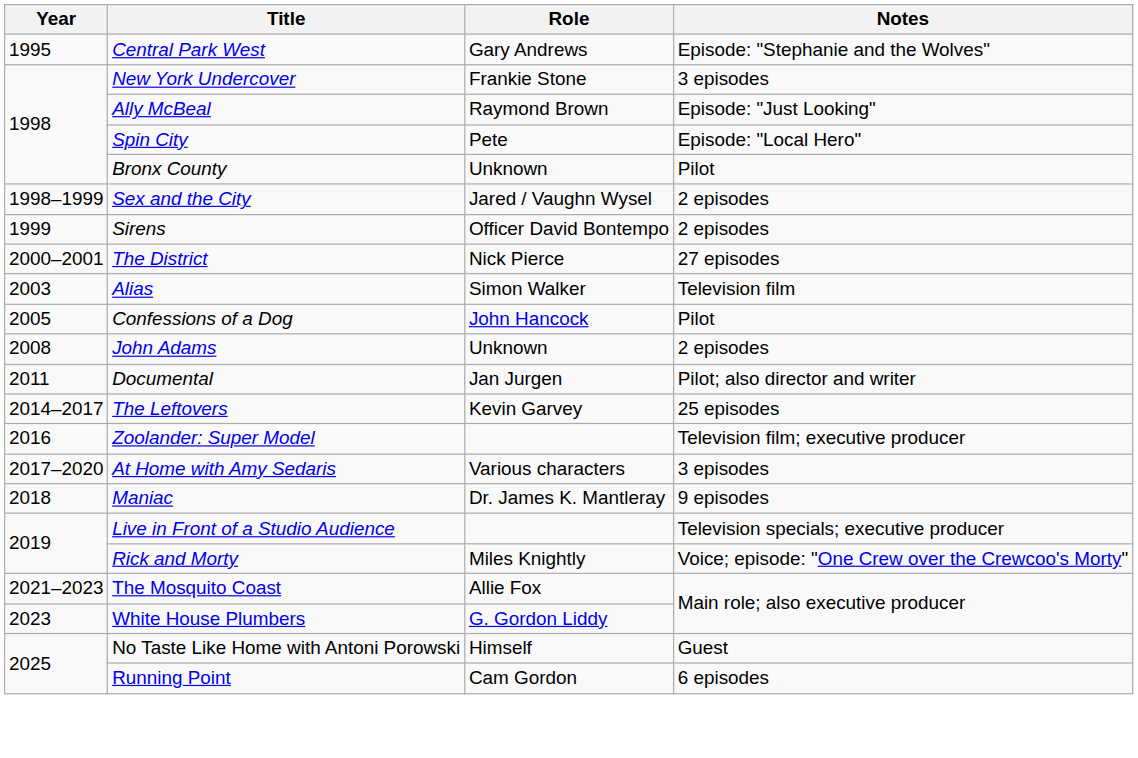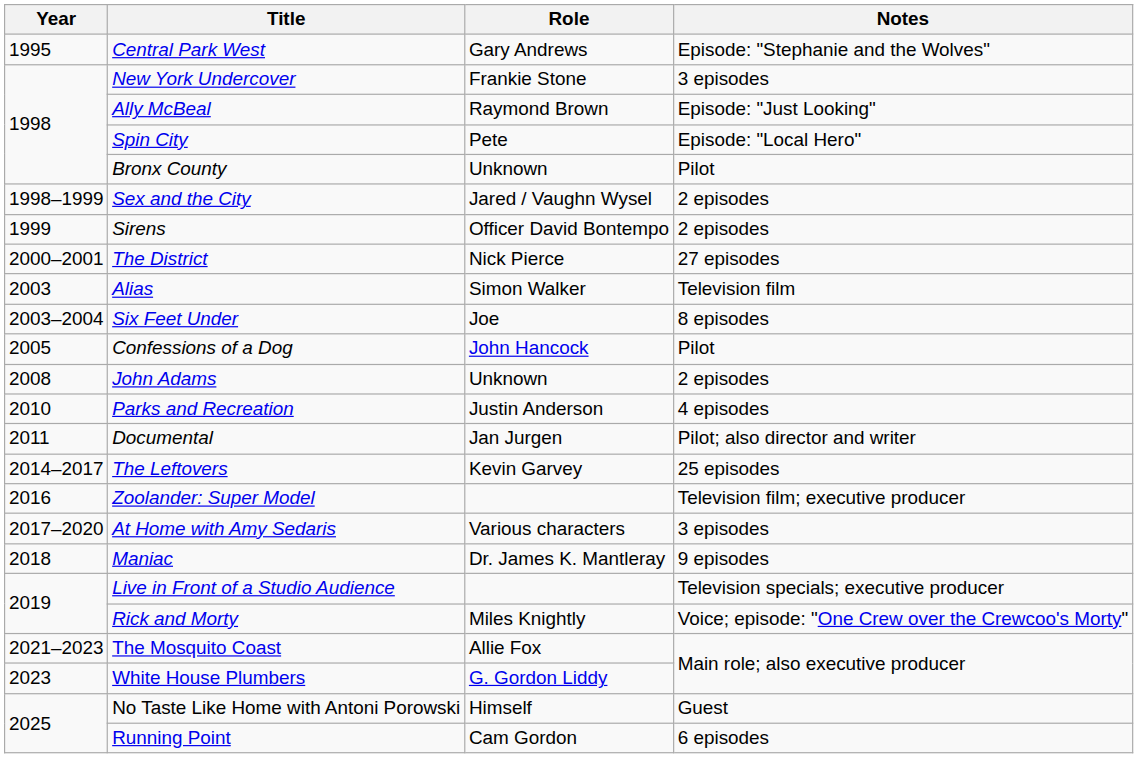+ row: (175, 318)
+ row: (203, 408)
